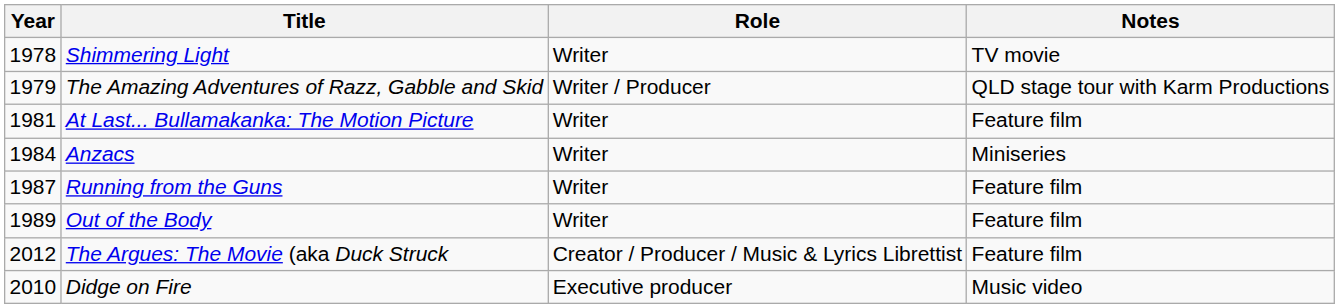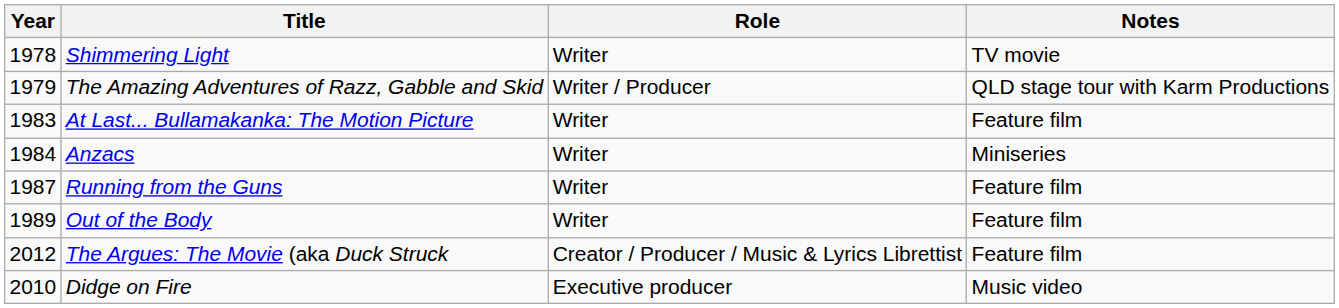(33, 120) 1981 -> (33, 120) 1983
